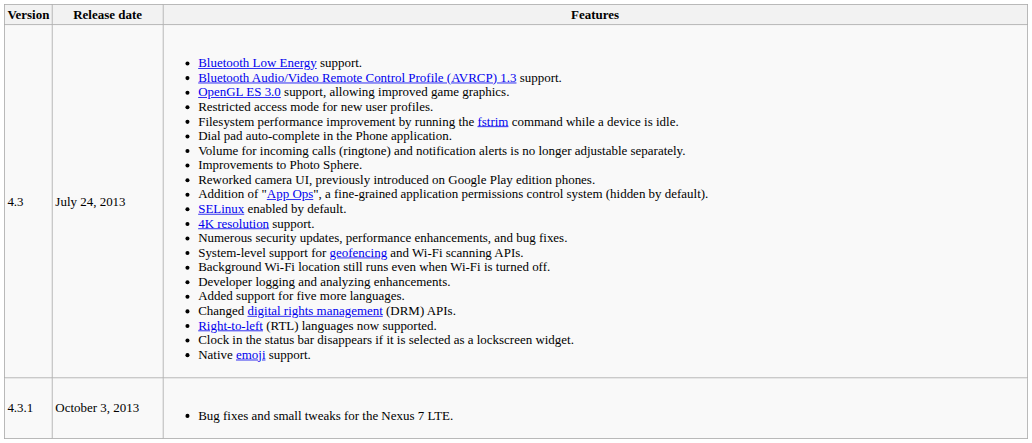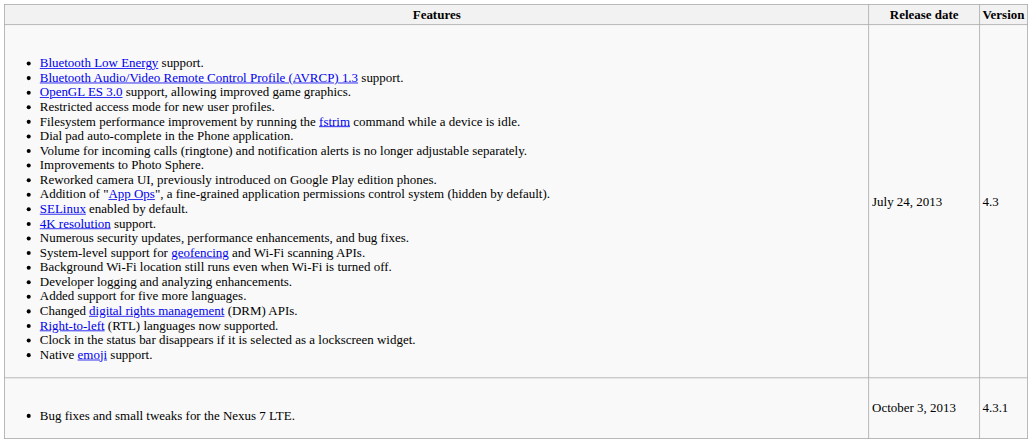columns swapped: (28, 14) <-> (595, 14)
